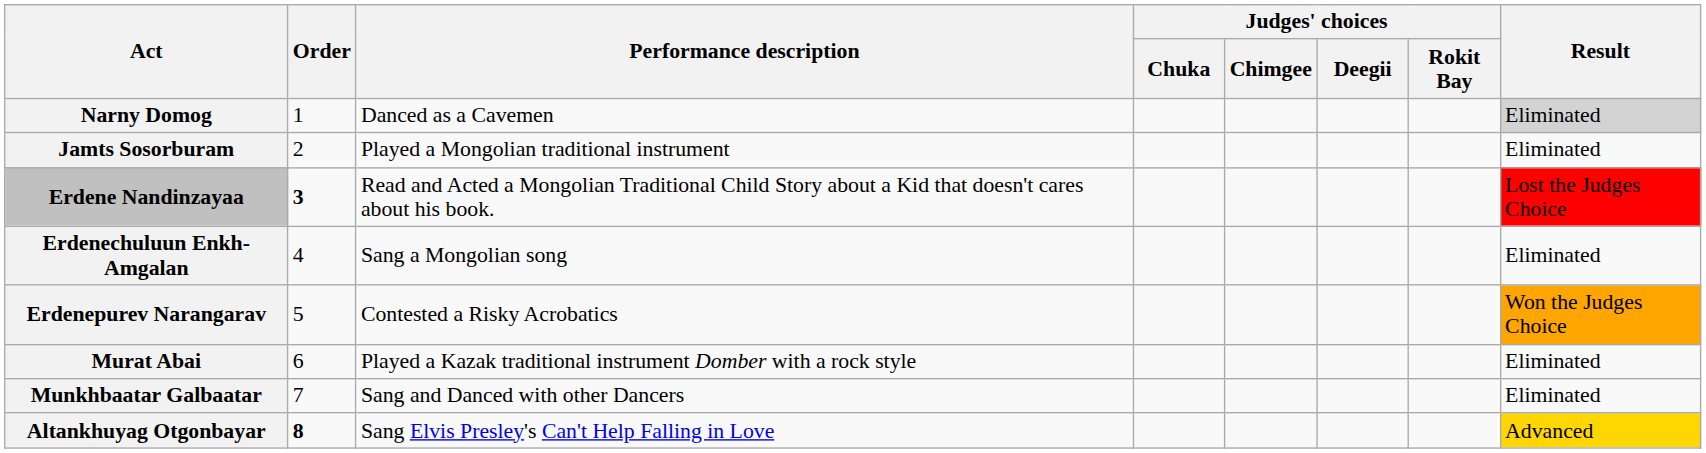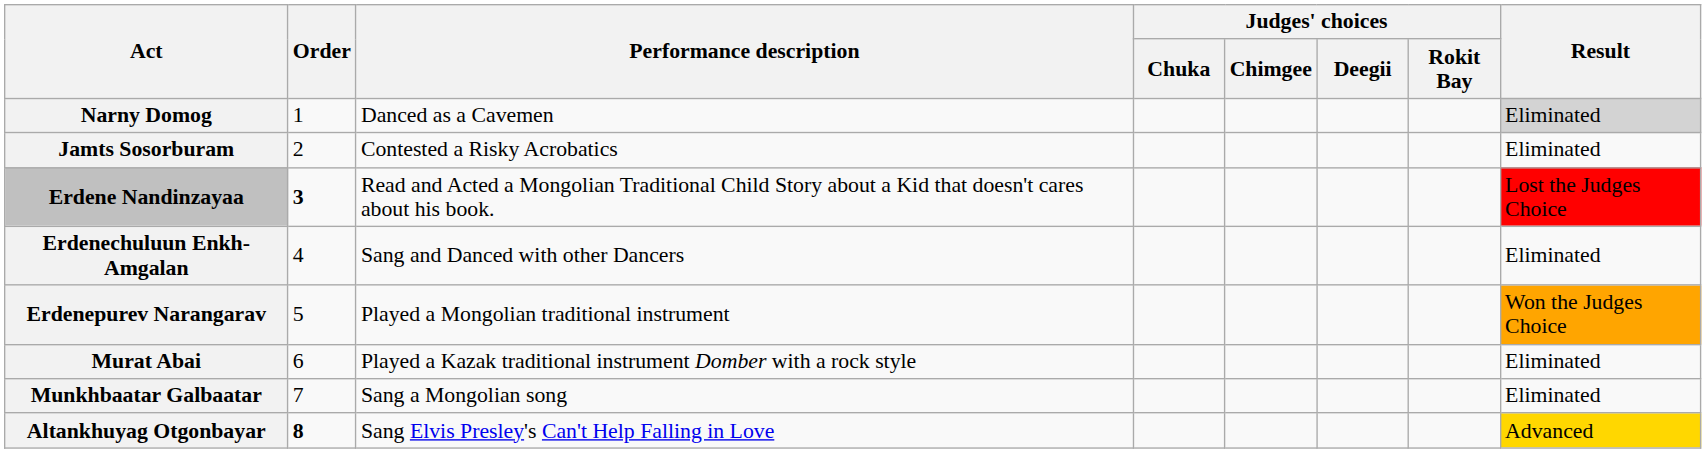(545, 149) Played a Mongolian traditional instrument -> (489, 149) Contested a Risky Acrobatics
(464, 255) Sang a Mongolian song -> (523, 255) Sang and Danced with other Dancers
(489, 314) Contested a Risky Acrobatics -> (545, 314) Played a Mongolian traditional instrument
(523, 395) Sang and Danced with other Dancers -> (464, 395) Sang a Mongolian song
